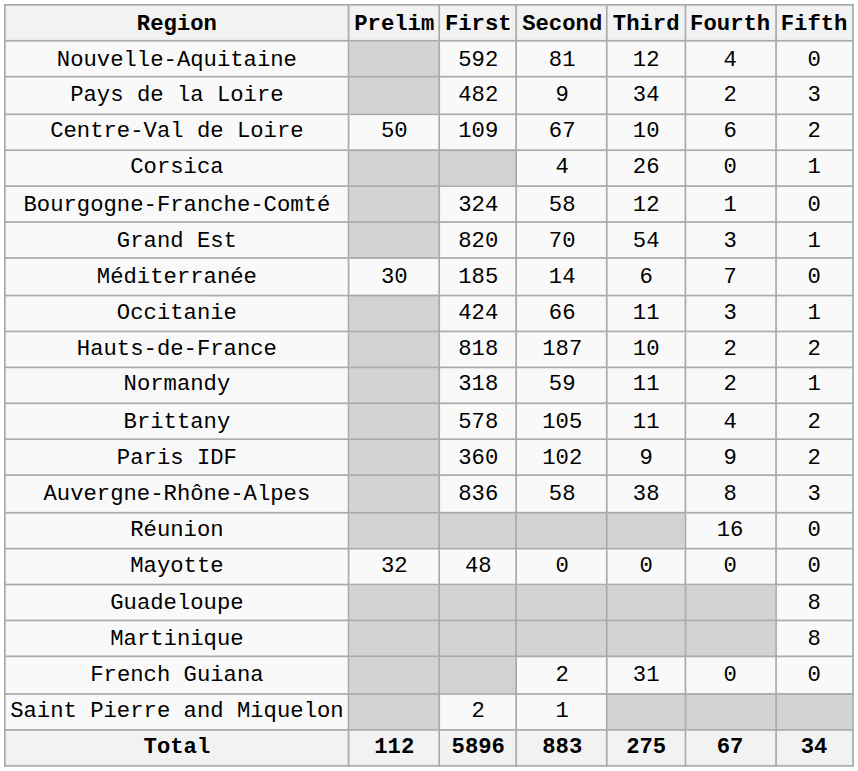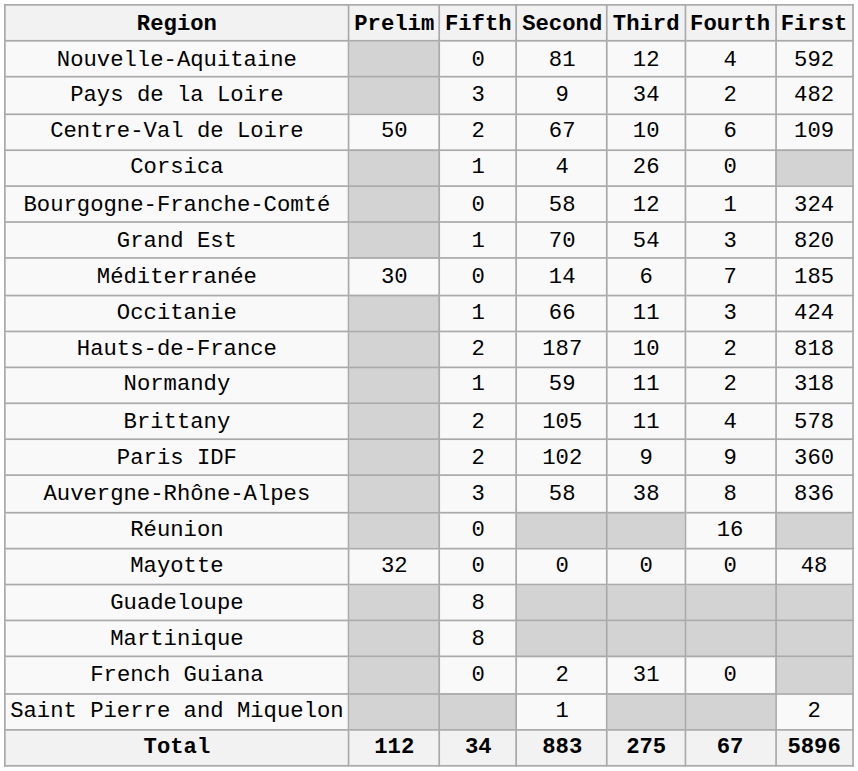columns swapped: (478, 23) <-> (814, 23)
